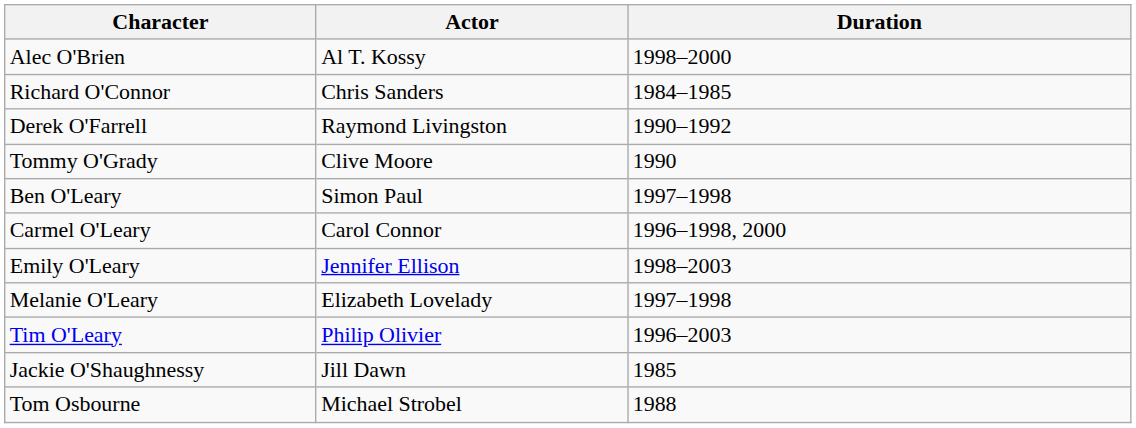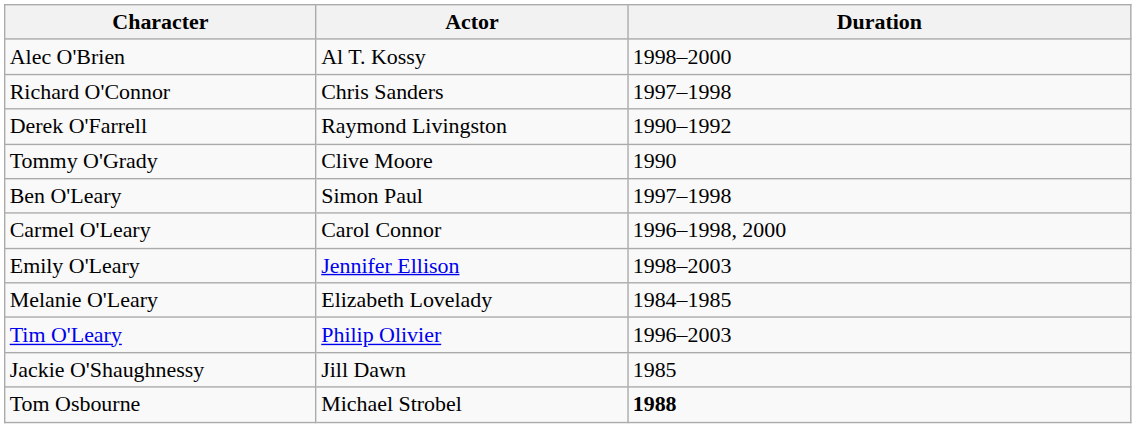(682, 91) 1984–1985 -> (682, 91) 1997–1998
(682, 299) 1997–1998 -> (682, 299) 1984–1985
(655, 404) normal -> (655, 404) bold
